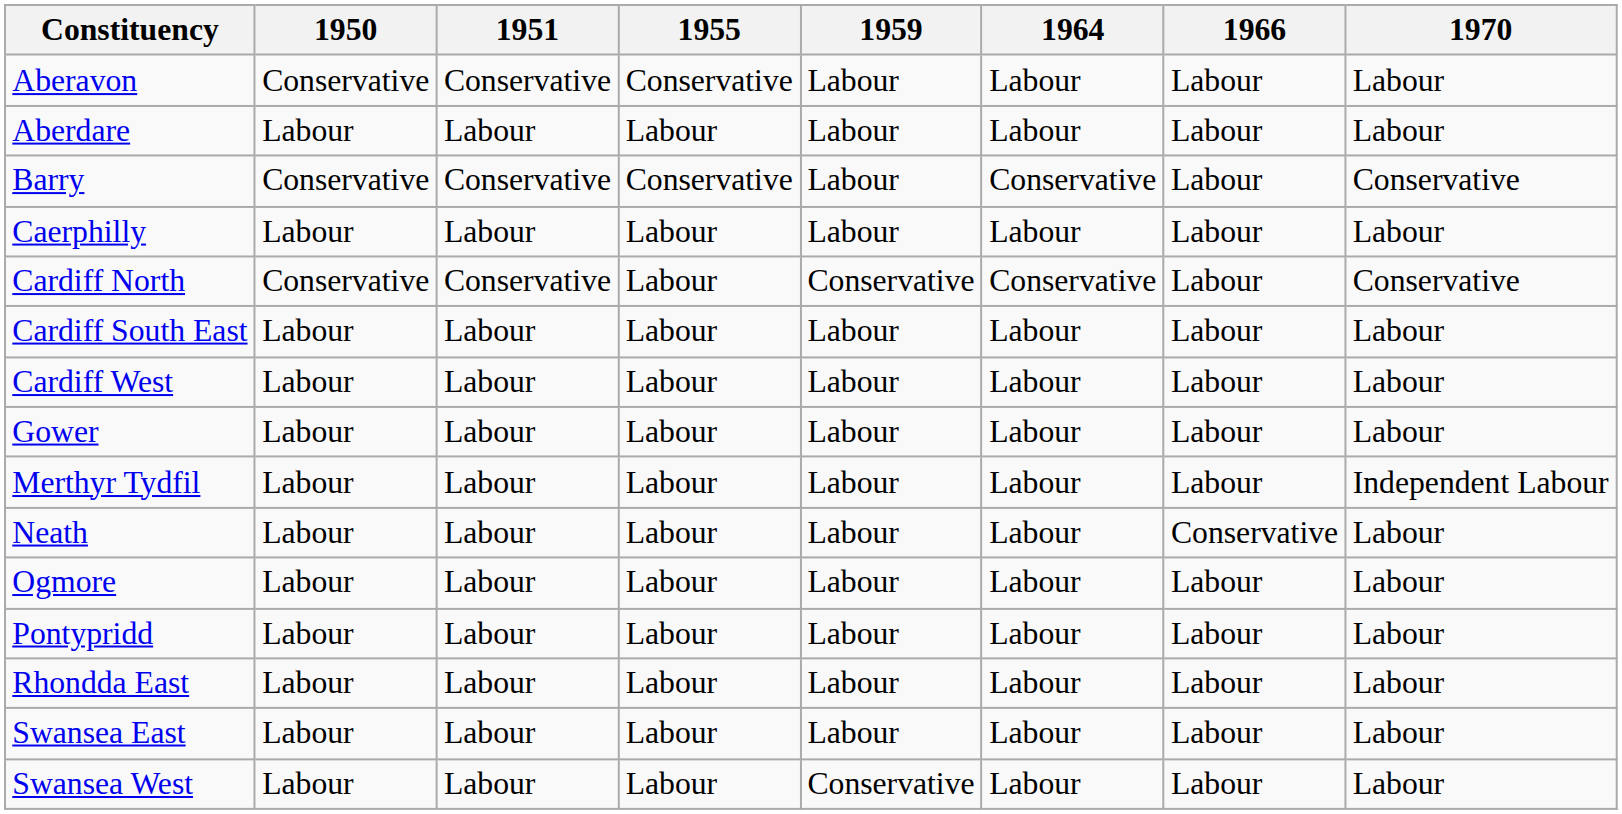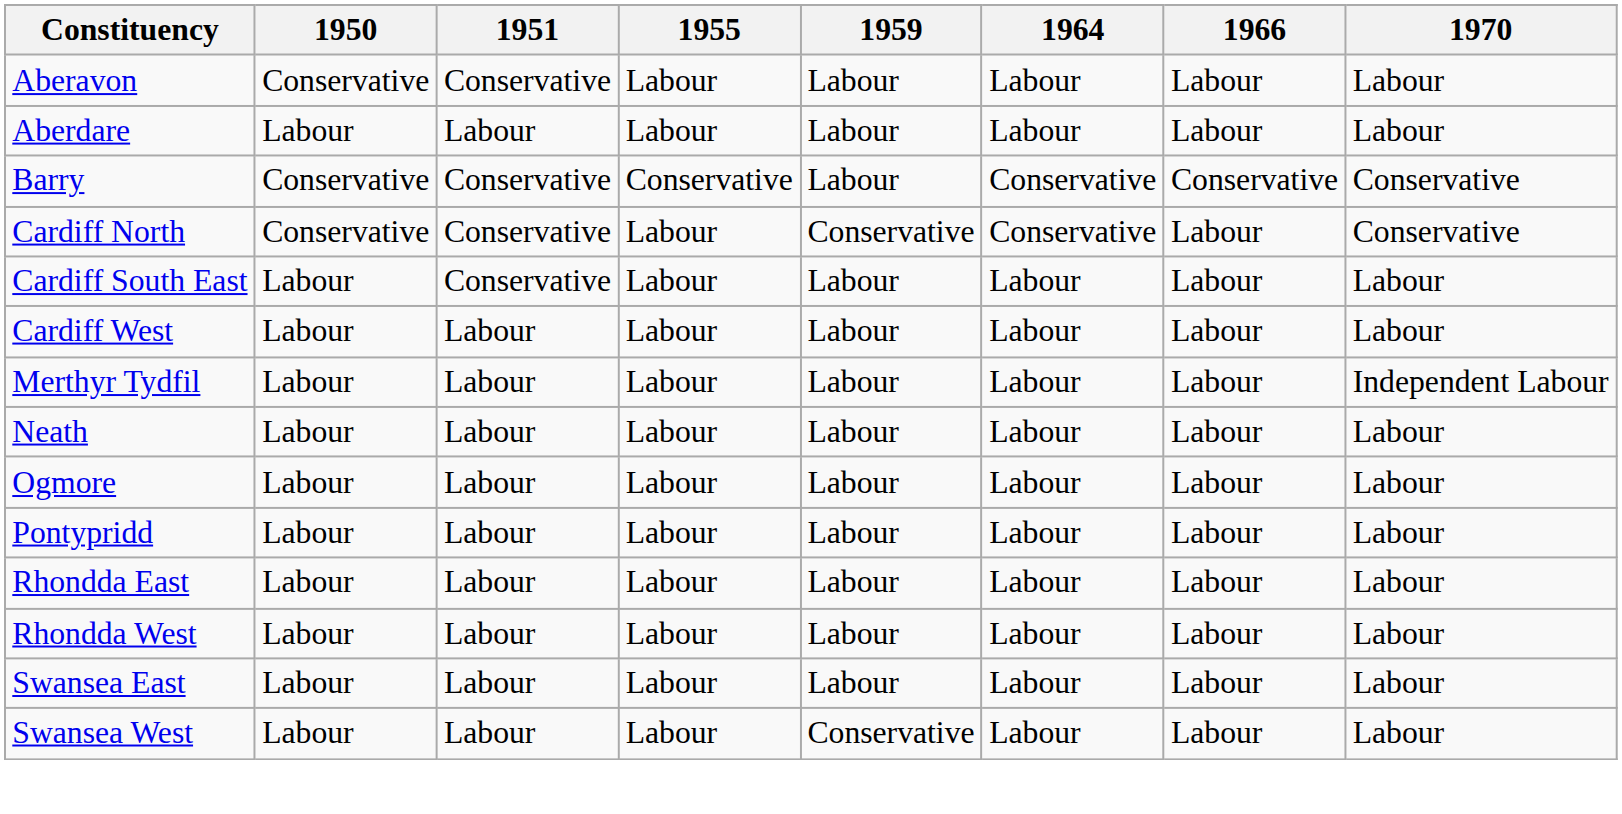(709, 79) Conservative -> (671, 79) Labour
(1217, 180) Labour -> (1255, 180) Conservative
- row: (79, 230)
(490, 331) Labour -> (527, 280) Conservative
- row: (55, 431)
(1255, 532) Conservative -> (1217, 431) Labour
+ row: (104, 632)
